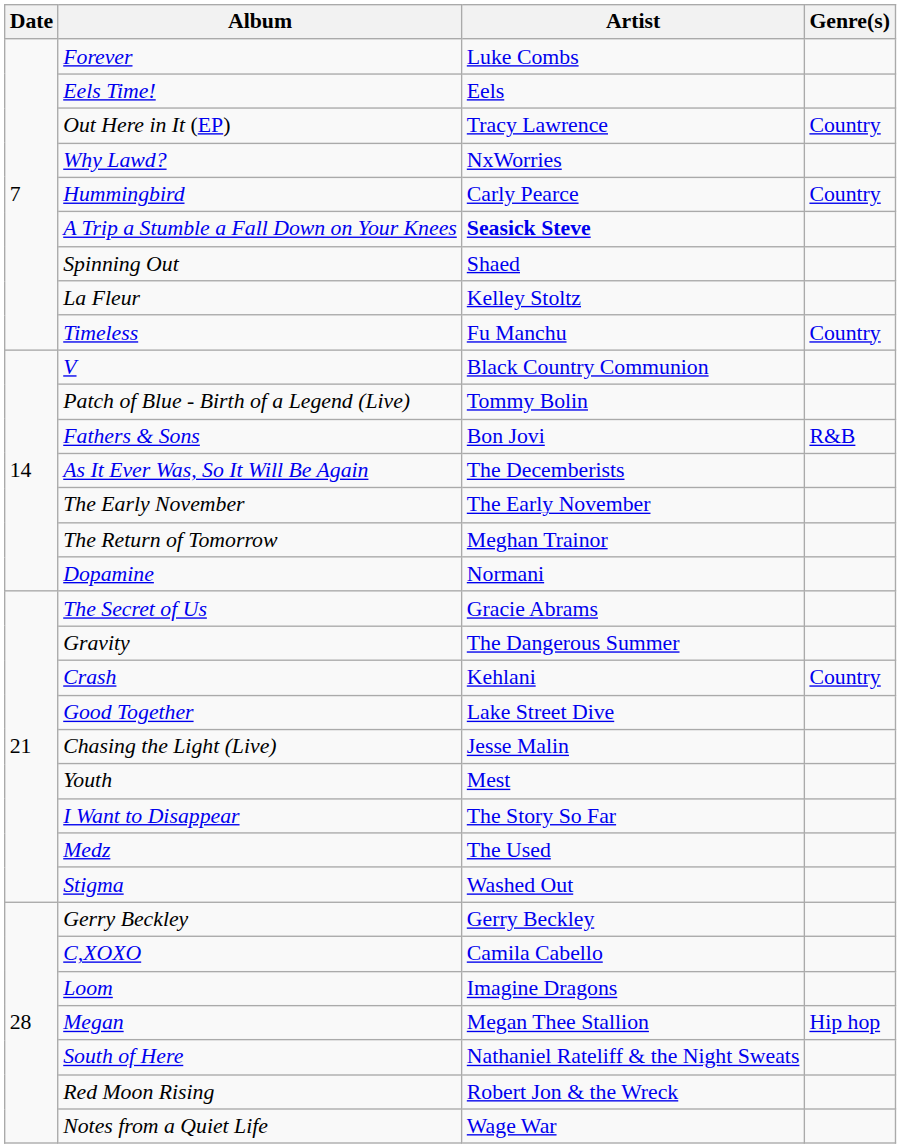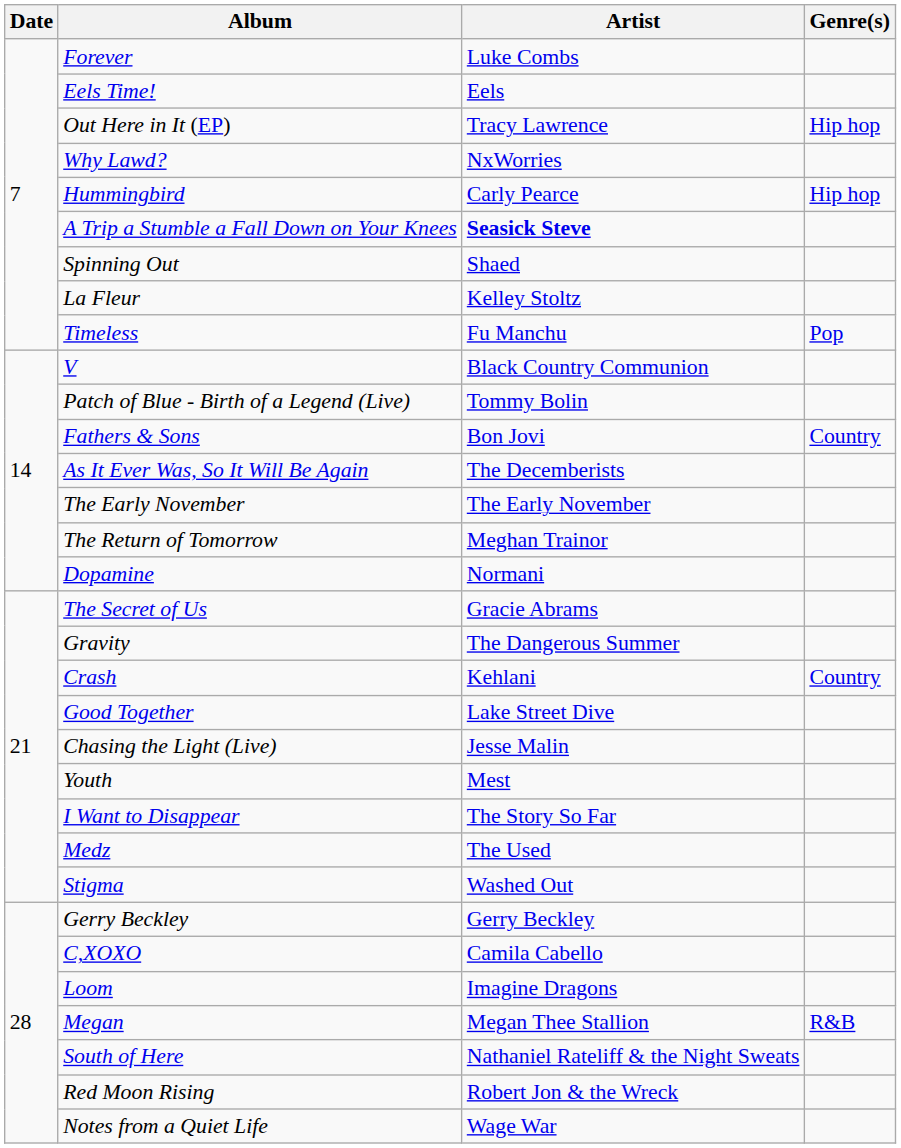(845, 125) Country -> (845, 125) Hip hop
(845, 194) Country -> (845, 194) Hip hop
(845, 332) Country -> (826, 332) Pop
(832, 435) R&B -> (845, 435) Country
(845, 1022) Hip hop -> (832, 1022) R&B
